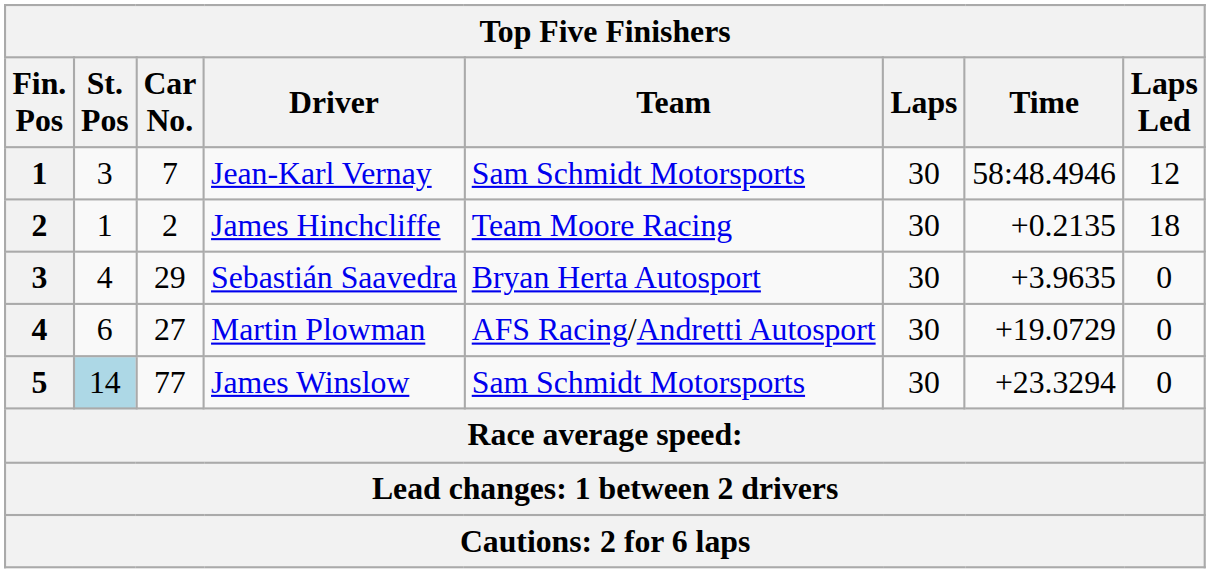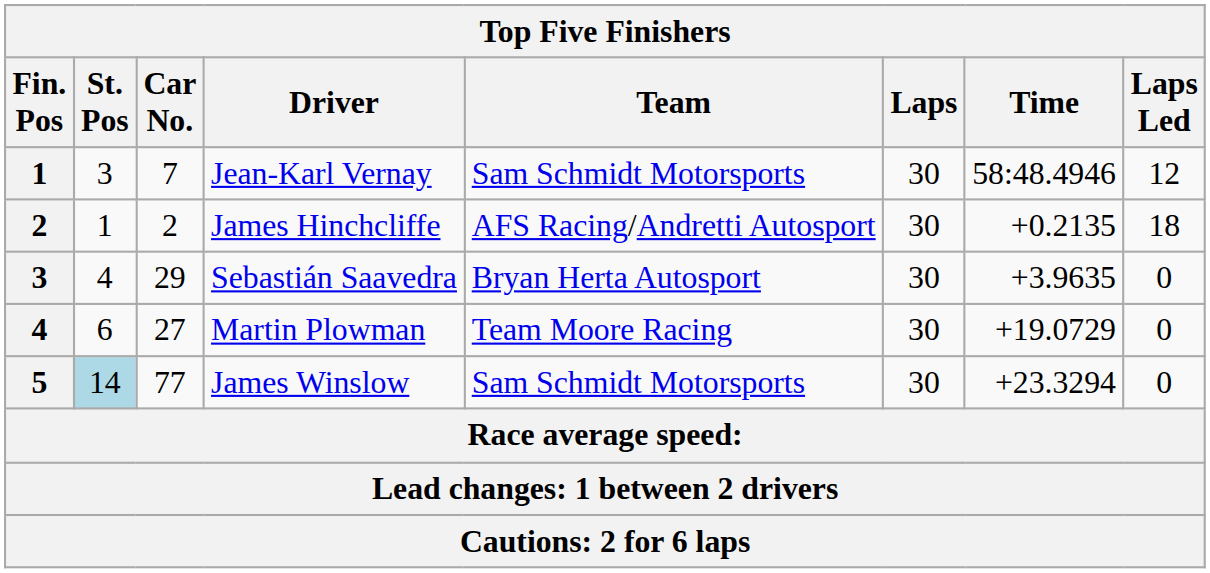(602, 225) Team Moore Racing -> (674, 225) AFS Racing/Andretti Autosport
(674, 330) AFS Racing/Andretti Autosport -> (602, 330) Team Moore Racing
